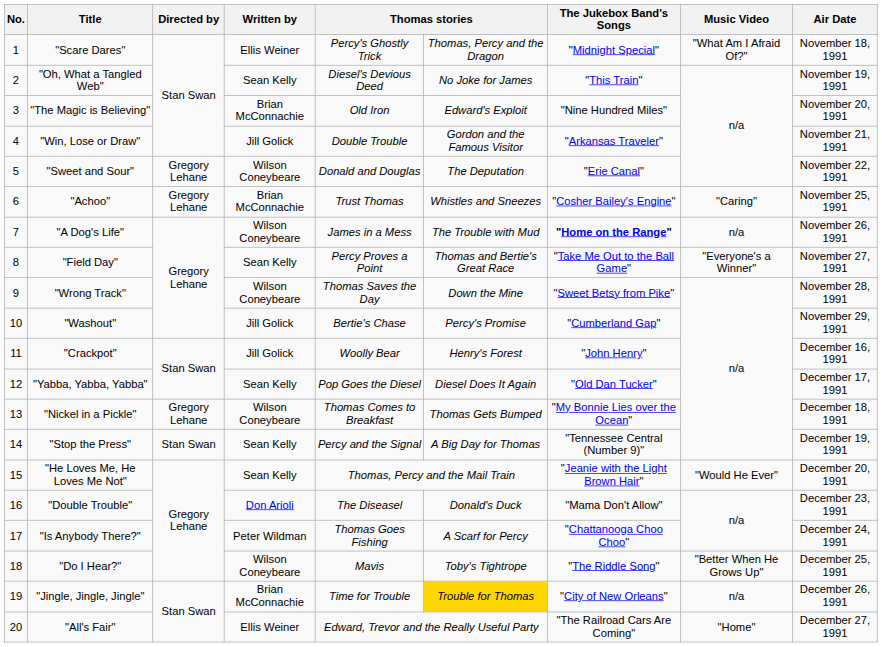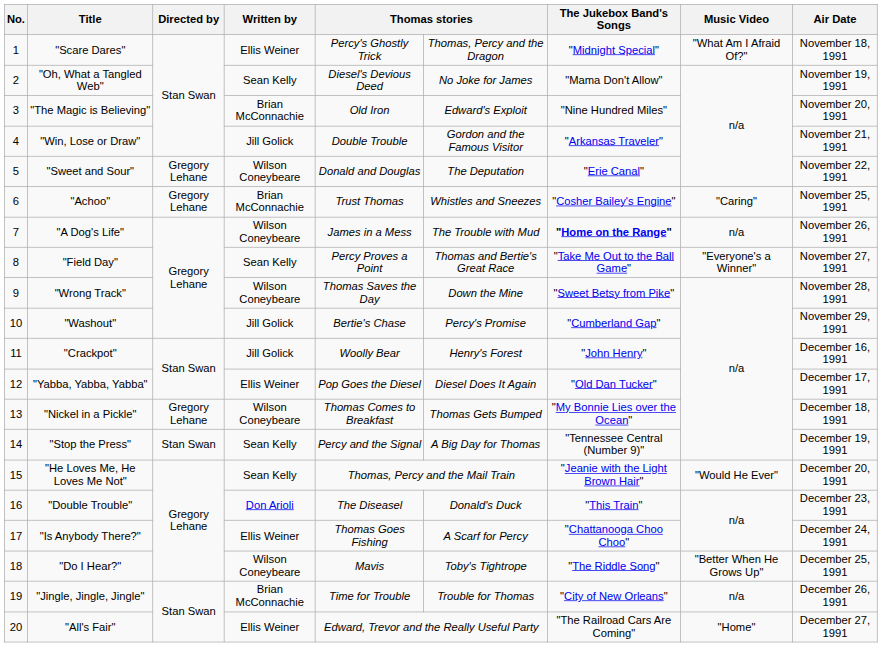(614, 80) "This Train" -> (614, 80) "Mama Don't Allow"
(270, 384) Sean Kelly -> (270, 384) Ellis Weiner
(614, 505) "Mama Don't Allow" -> (614, 505) "This Train"
(270, 535) Peter Wildman -> (270, 535) Ellis Weiner
(486, 596) gold background -> (486, 596) no background
